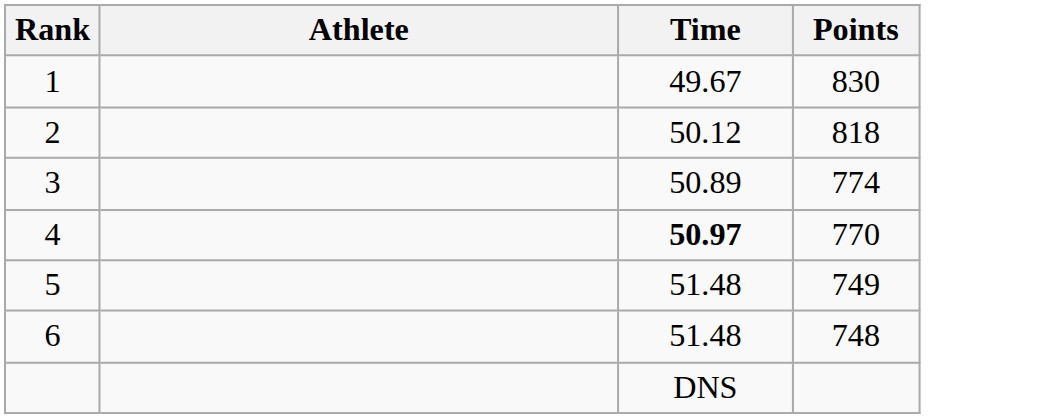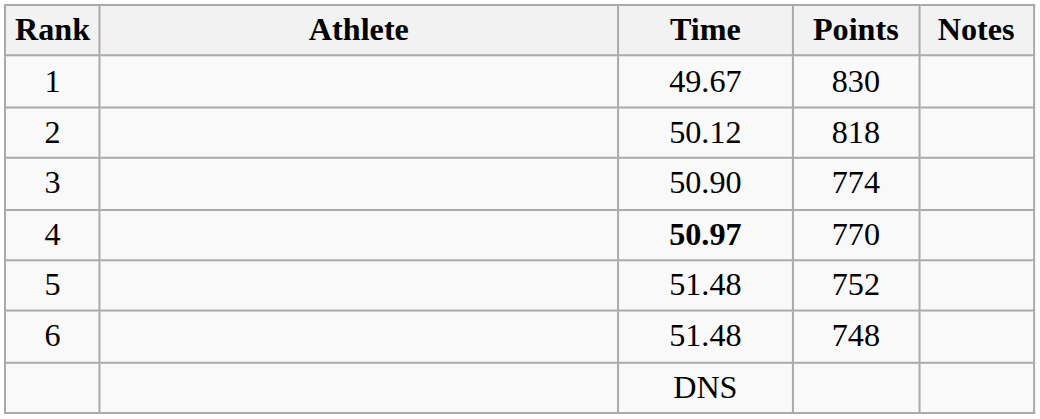+ column: (976, 30)
(705, 183) 50.89 -> (705, 183) 50.90
(856, 285) 749 -> (856, 285) 752
